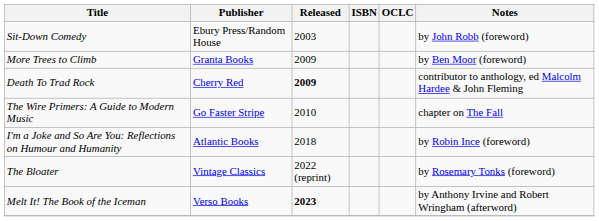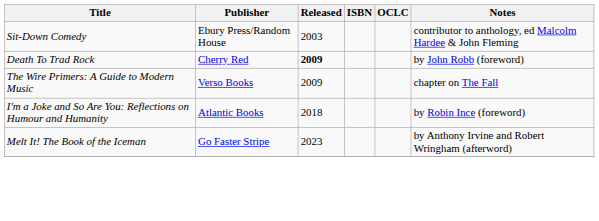(473, 36) by John Robb (foreword) -> (495, 36) contributor to anthology, ed Malcolm Hardee & John Fleming
- row: (52, 59)
(500, 83) contributor to anthology, ed Malcolm Hardee & John Fleming -> (469, 59) by John Robb (foreword)
(229, 112) Go Faster Stripe -> (226, 83) Verso Books
(305, 112) 2010 -> (312, 83) 2009
- row: (33, 171)
(221, 201) Verso Books -> (234, 142) Go Faster Stripe
(305, 201) bold -> (312, 142) normal
